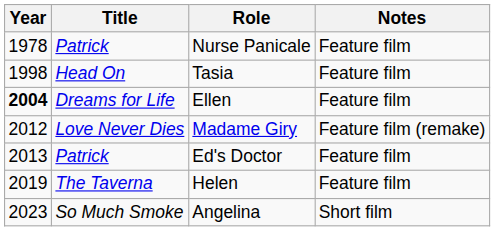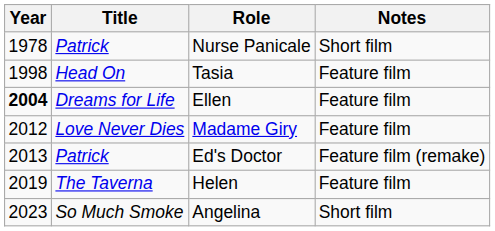(365, 45) Feature film -> (355, 45) Short film
(402, 128) Feature film (remake) -> (365, 128) Feature film
(365, 156) Feature film -> (402, 156) Feature film (remake)
